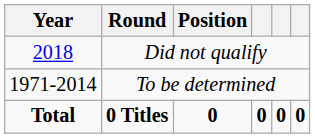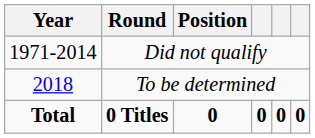(53, 52) 2018 -> (53, 52) 1971-2014
(53, 84) 1971-2014 -> (53, 84) 2018
